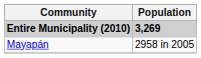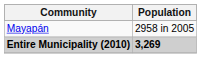rows swapped: (68, 28) <-> (28, 45)
